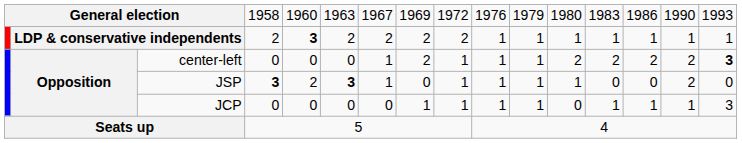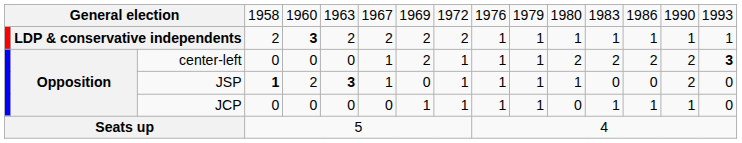(276, 82) 3 -> (276, 82) 1
(729, 104) 3 -> (729, 104) 0
